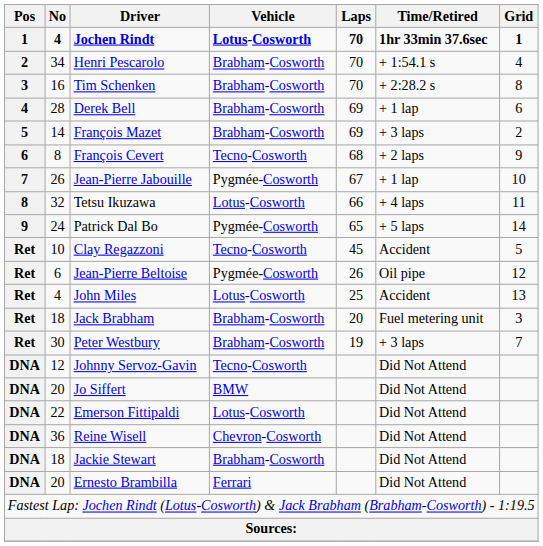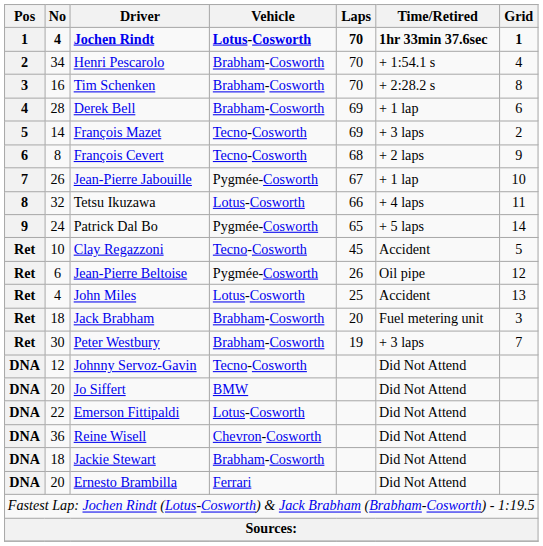(269, 132) Brabham-Cosworth -> (260, 132) Tecno-Cosworth
